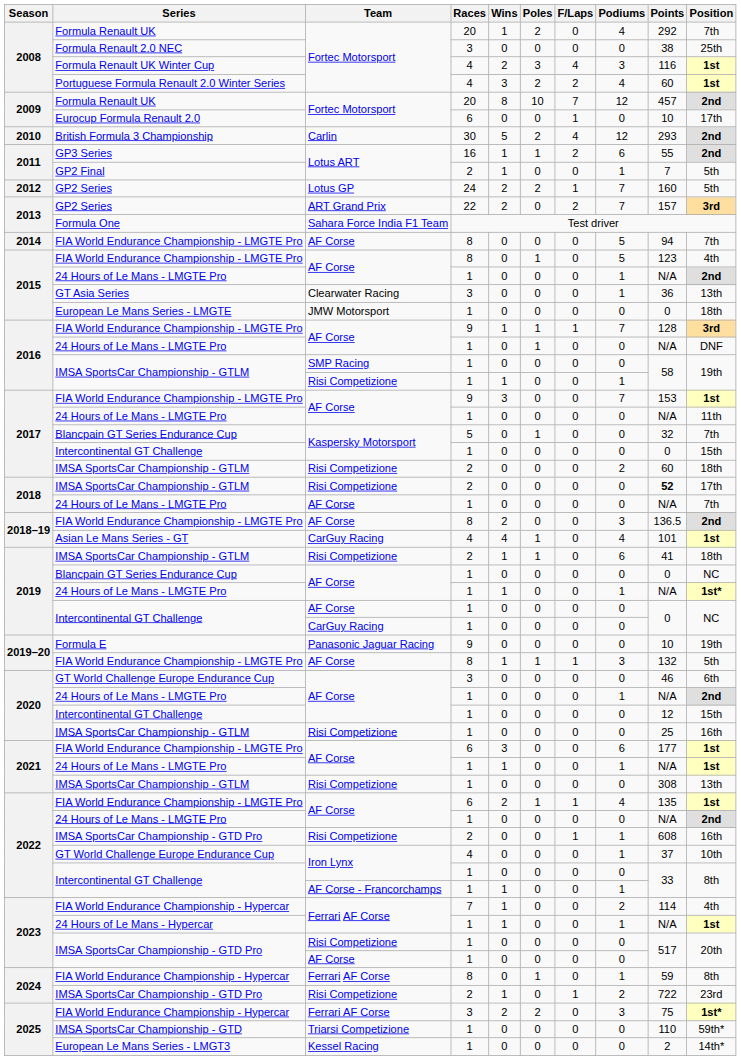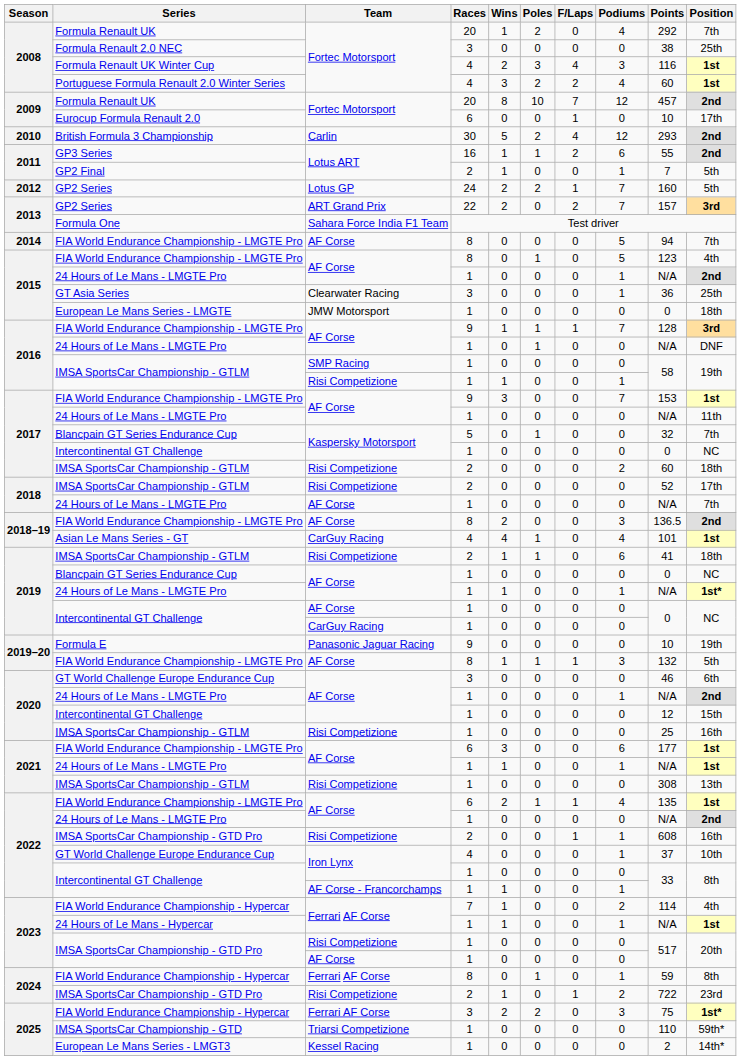(711, 294) 13th -> (711, 294) 25th
(711, 451) 15th -> (711, 451) NC
(667, 487) bold -> (667, 487) normal
